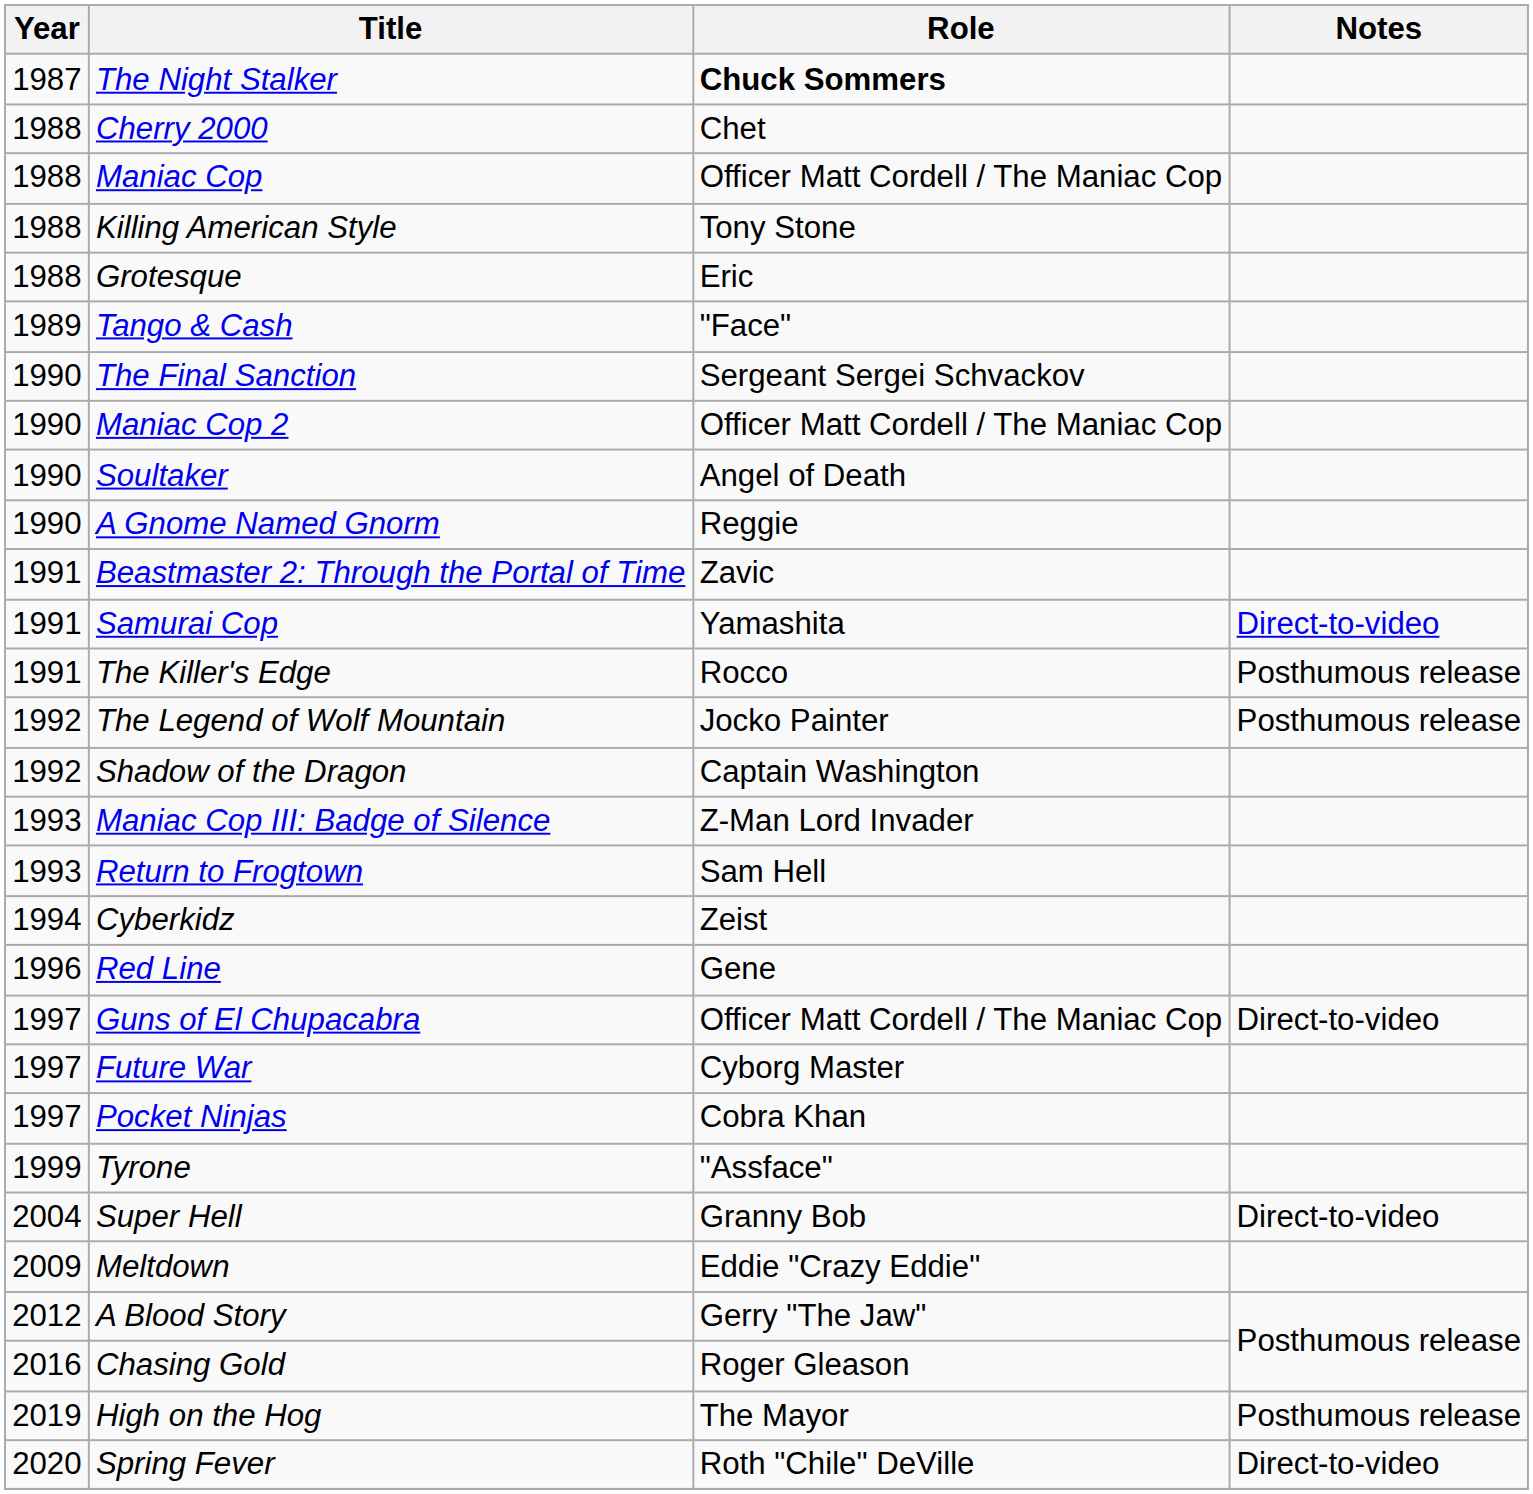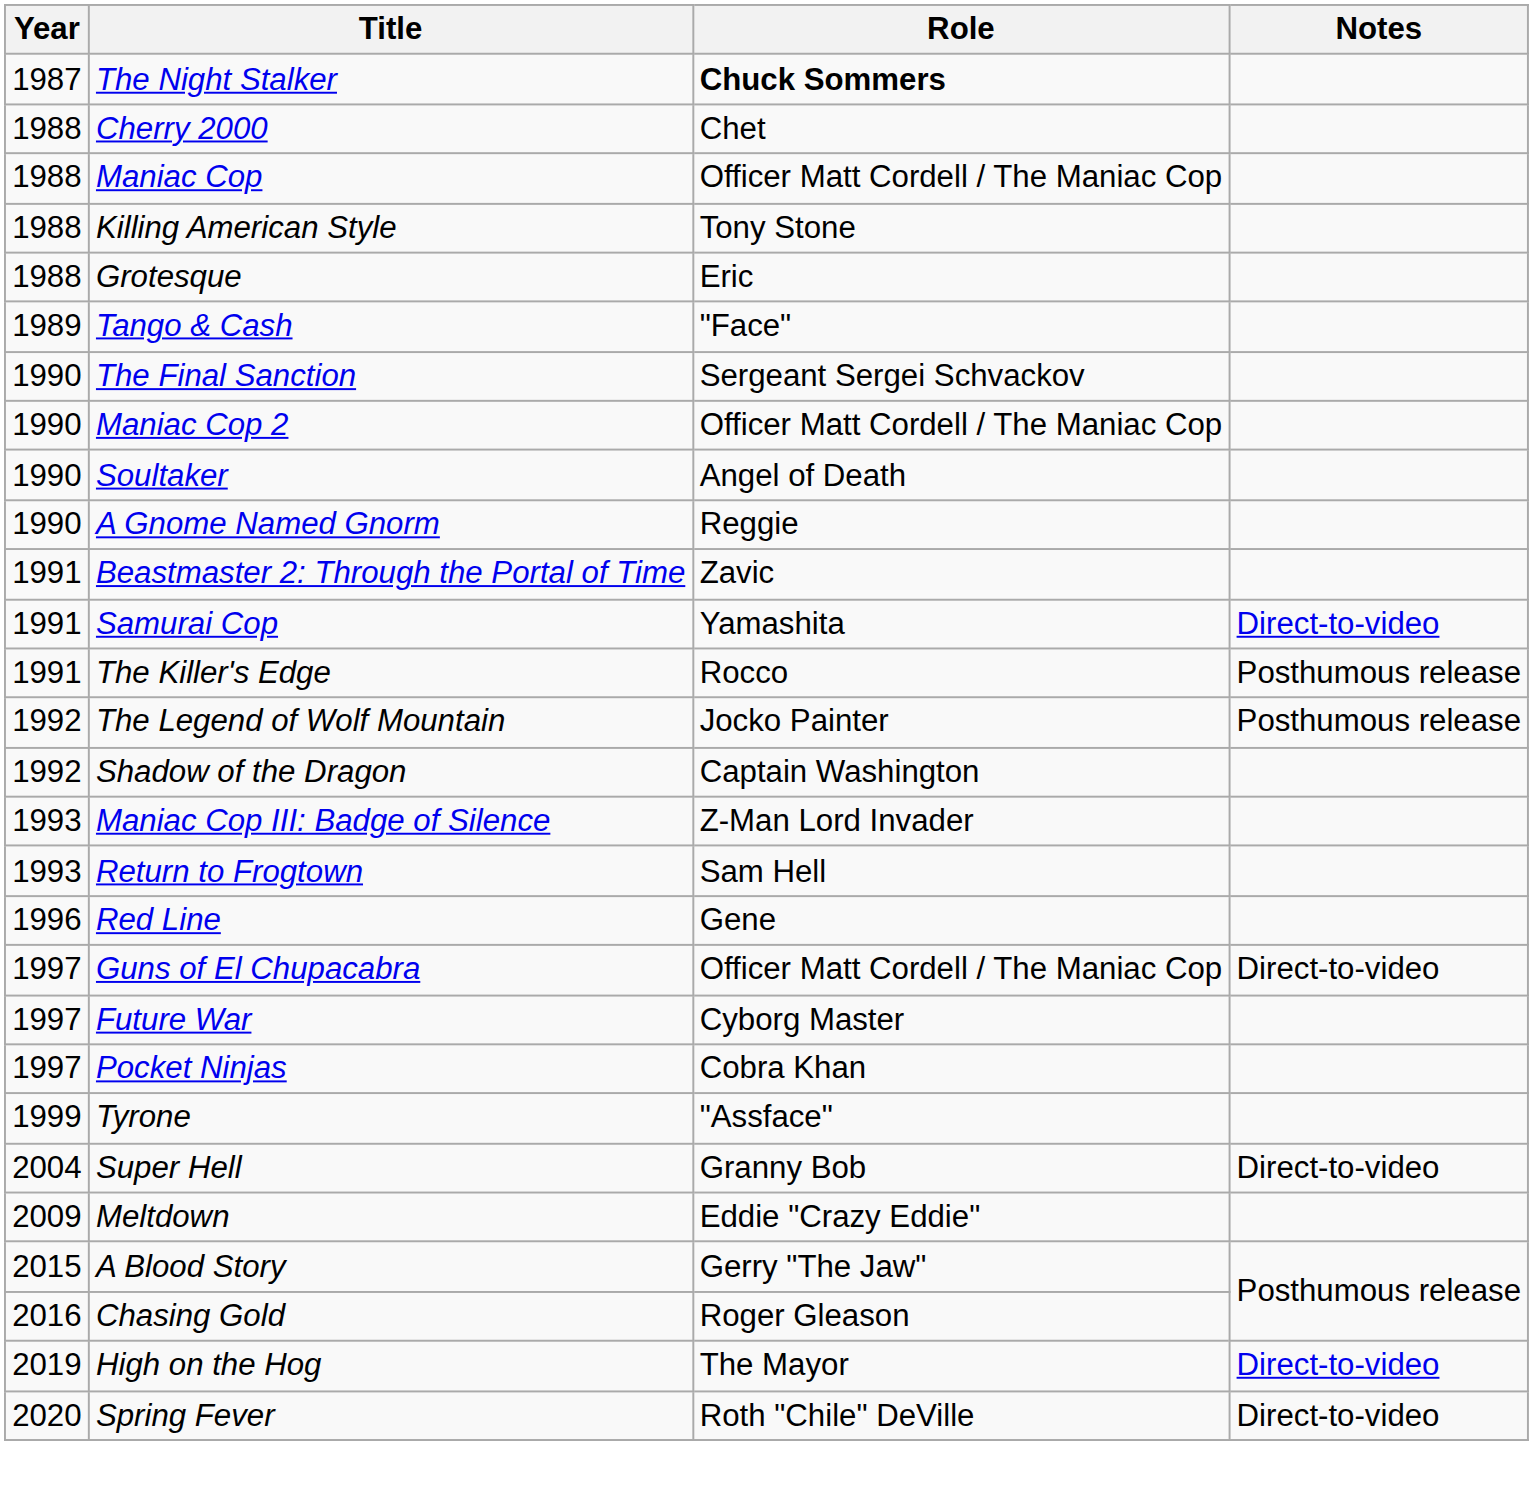- row: (165, 919)
(47, 1315) 2012 -> (47, 1266) 2015
(1379, 1414) Posthumous release -> (1338, 1365) Direct-to-video
